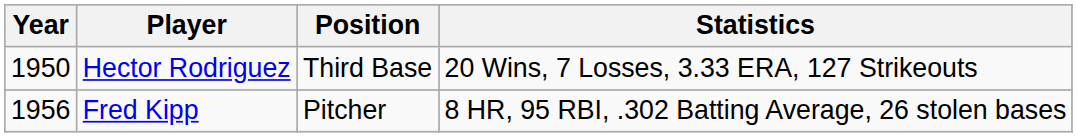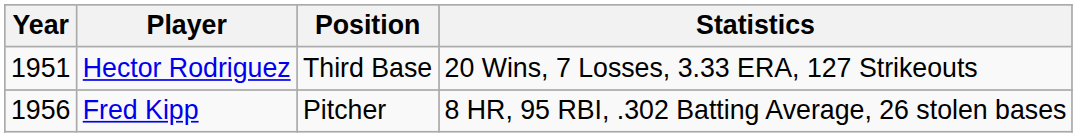(41, 68) 1950 -> (41, 68) 1951
